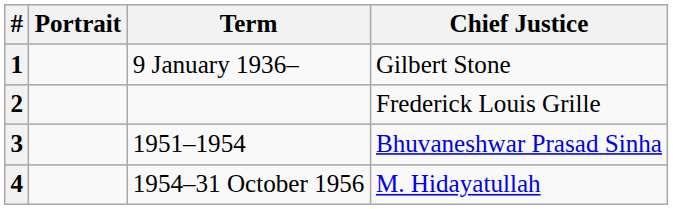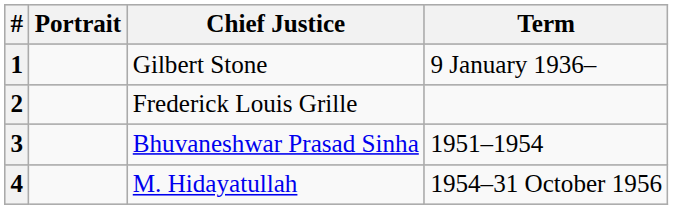columns swapped: (519, 24) <-> (249, 24)
